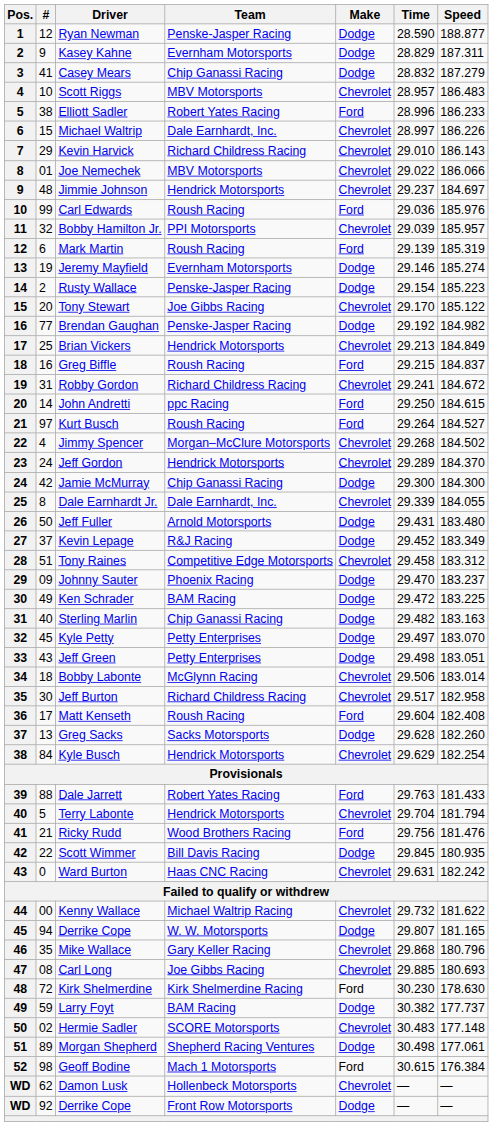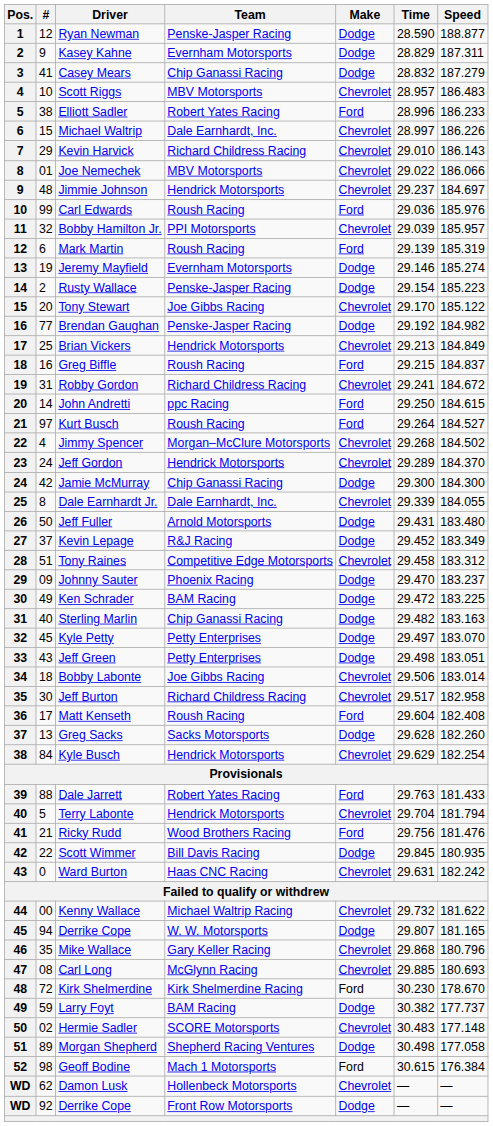(212, 677) McGlynn Racing -> (216, 677) Joe Gibbs Racing
(216, 969) Joe Gibbs Racing -> (212, 969) McGlynn Racing
(462, 989) 178.630 -> (462, 989) 178.670
(462, 1047) 177.061 -> (462, 1047) 177.058
